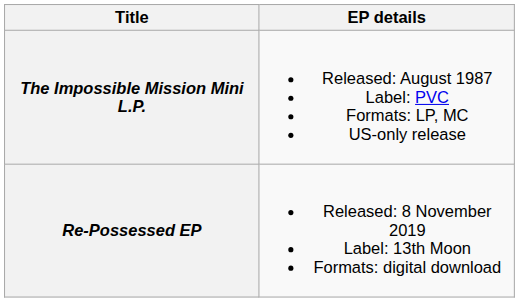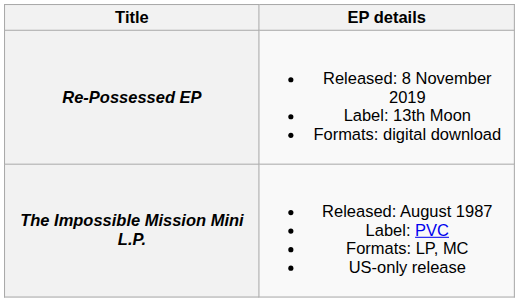rows swapped: (132, 97) <-> (132, 230)
